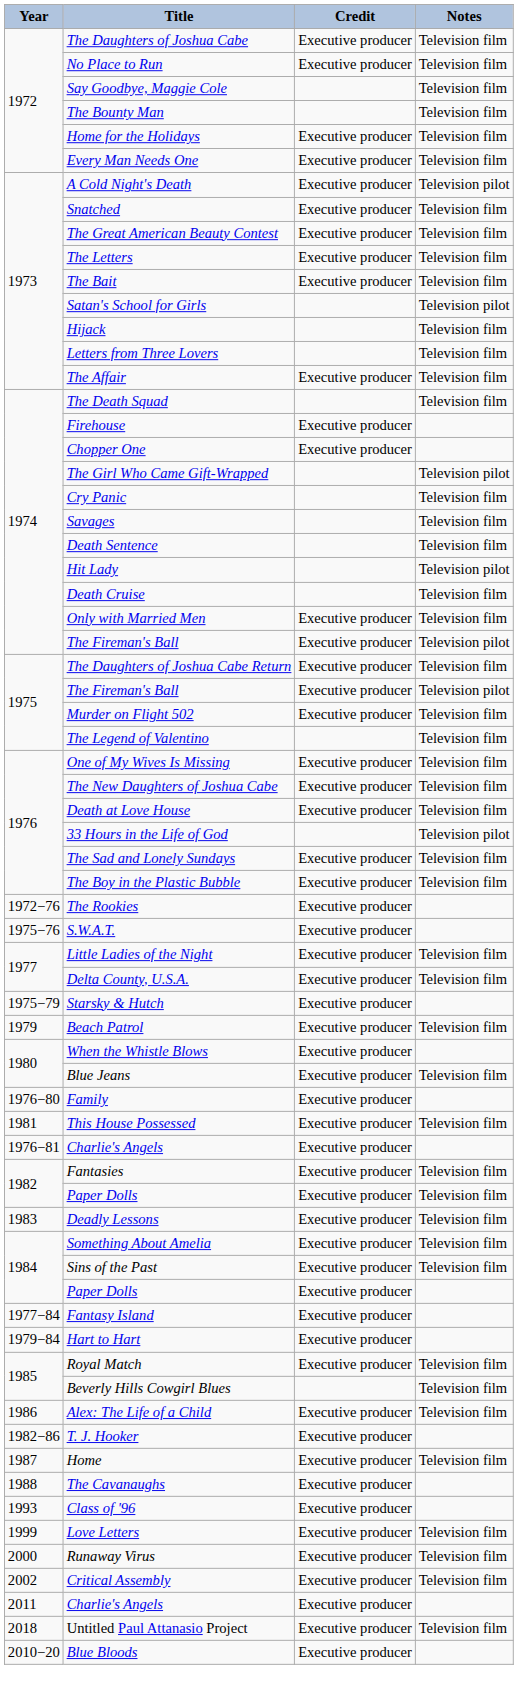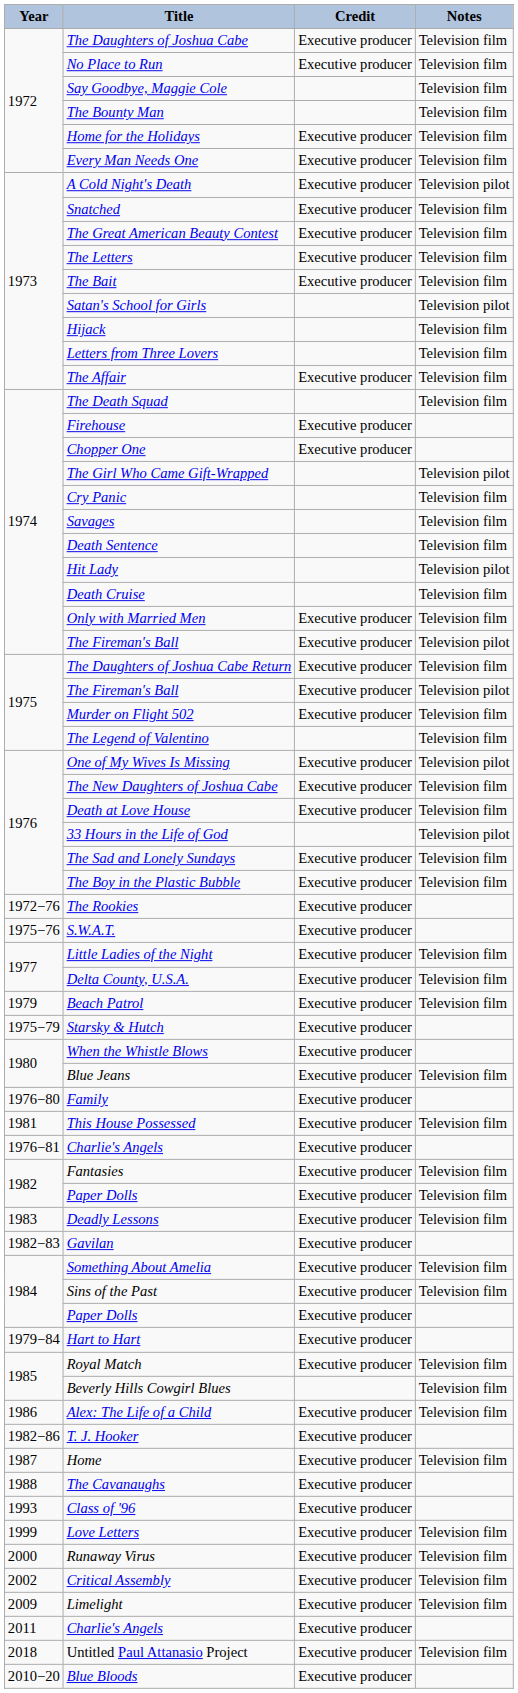(463, 762) Television film -> (464, 762) Television pilot
rows swapped: (22, 1027) <-> (34, 1003)
+ row: (34, 1243)
- row: (34, 1315)
+ row: (22, 1604)
